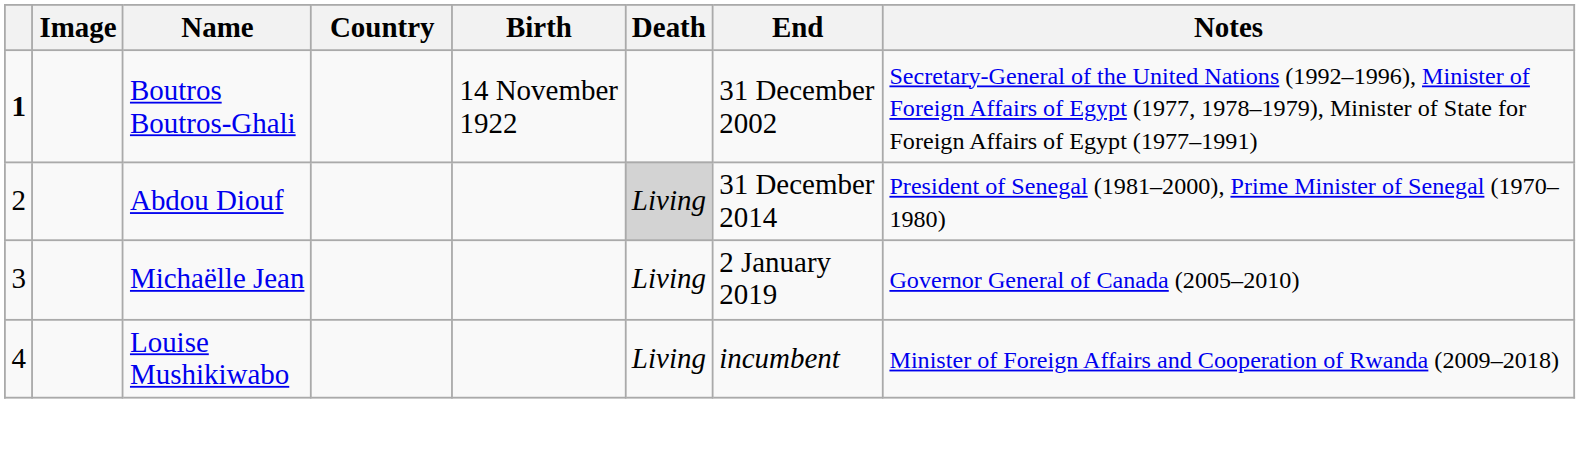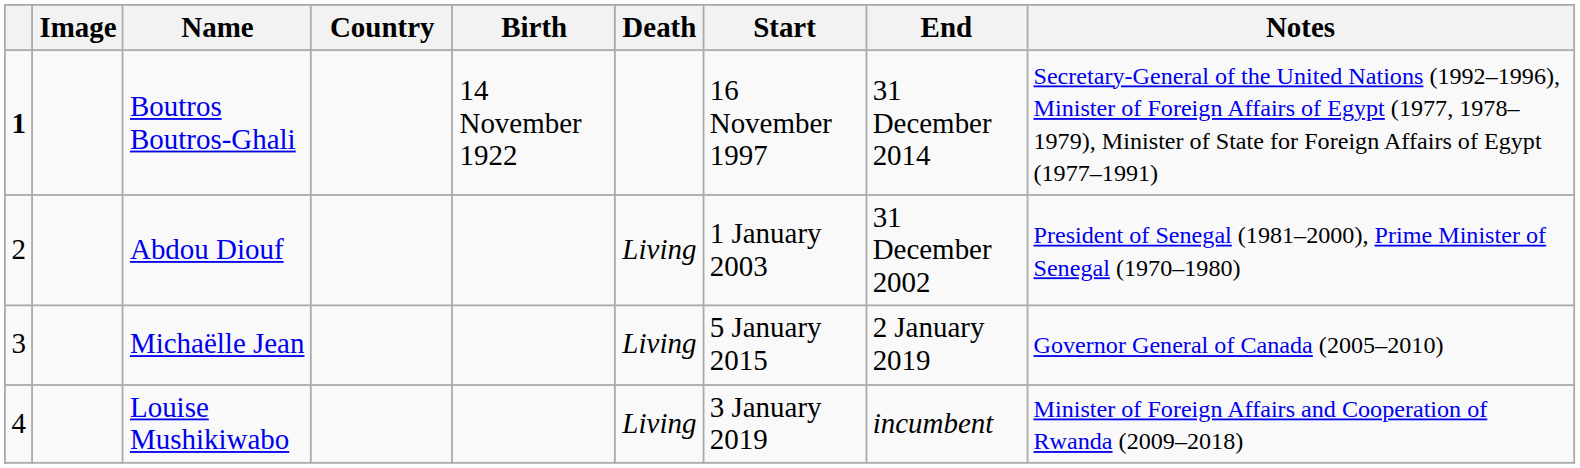+ column: (785, 27)
(797, 105) 31 December 2002 -> (932, 122) 31 December 2014
(669, 200) lightgrey background -> (659, 249) no background
(797, 200) 31 December 2014 -> (932, 249) 31 December 2002
